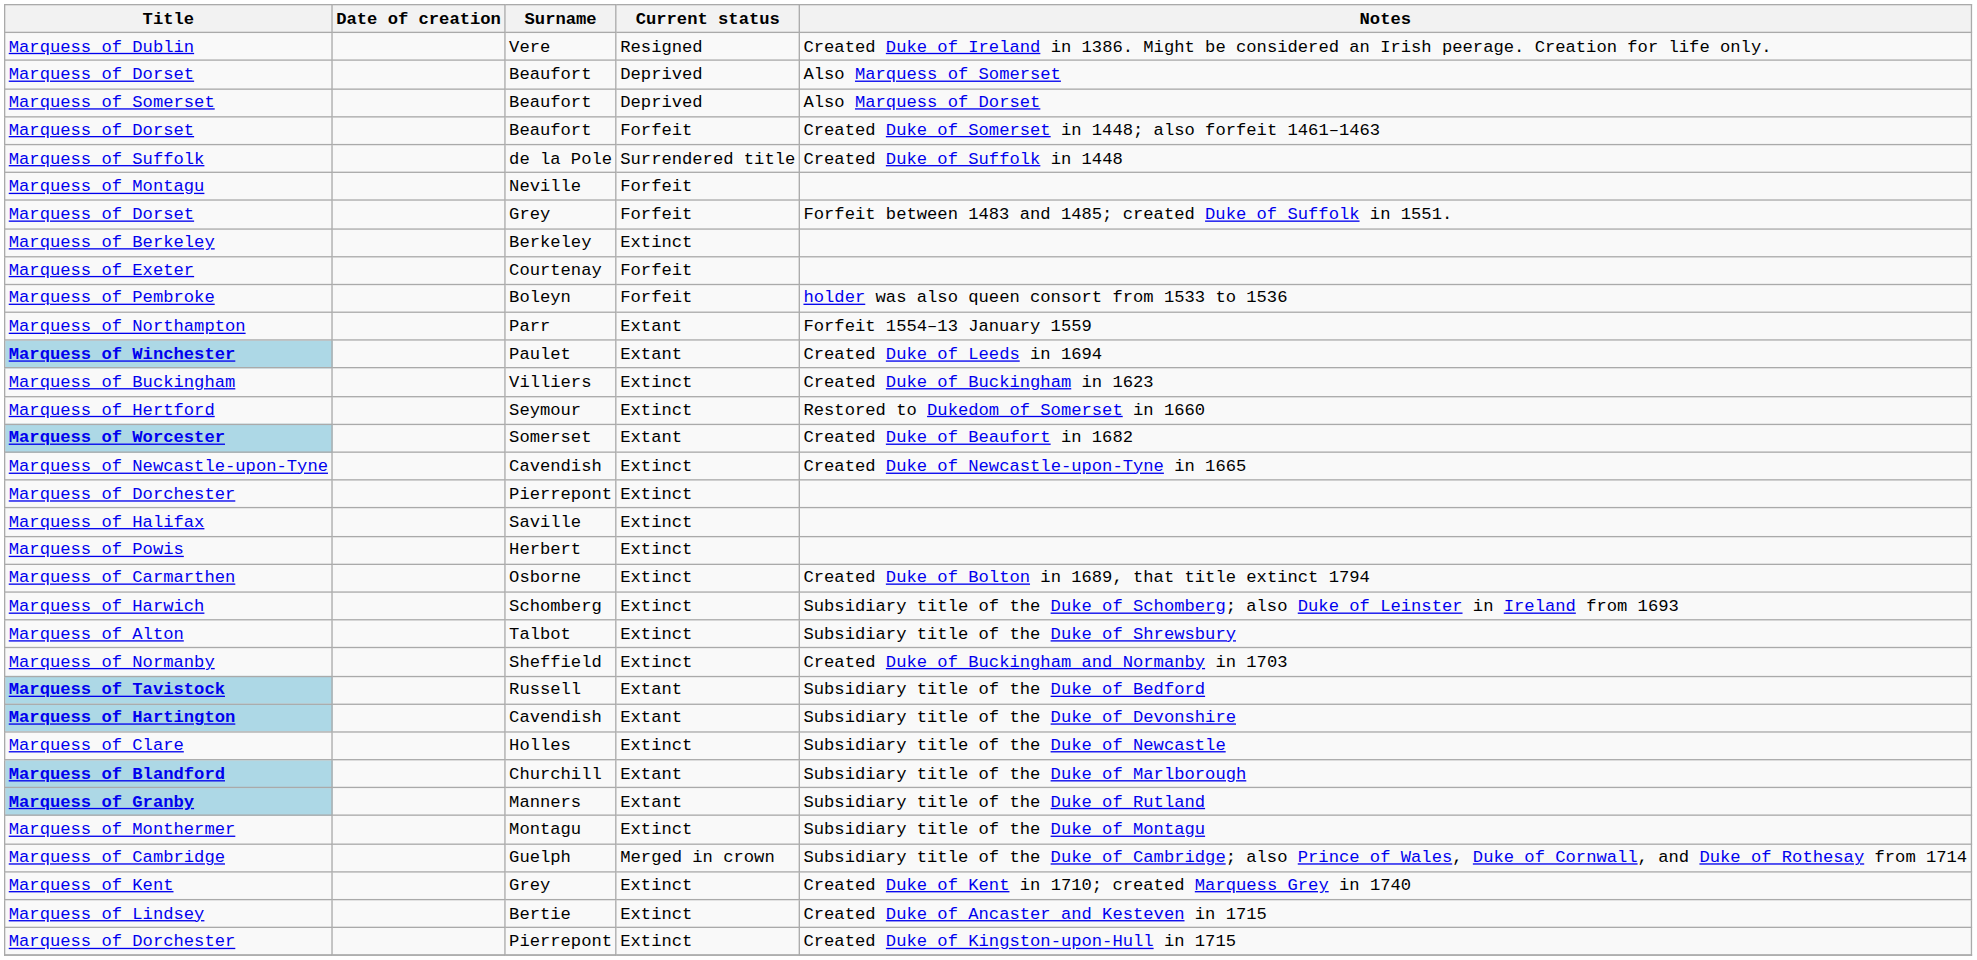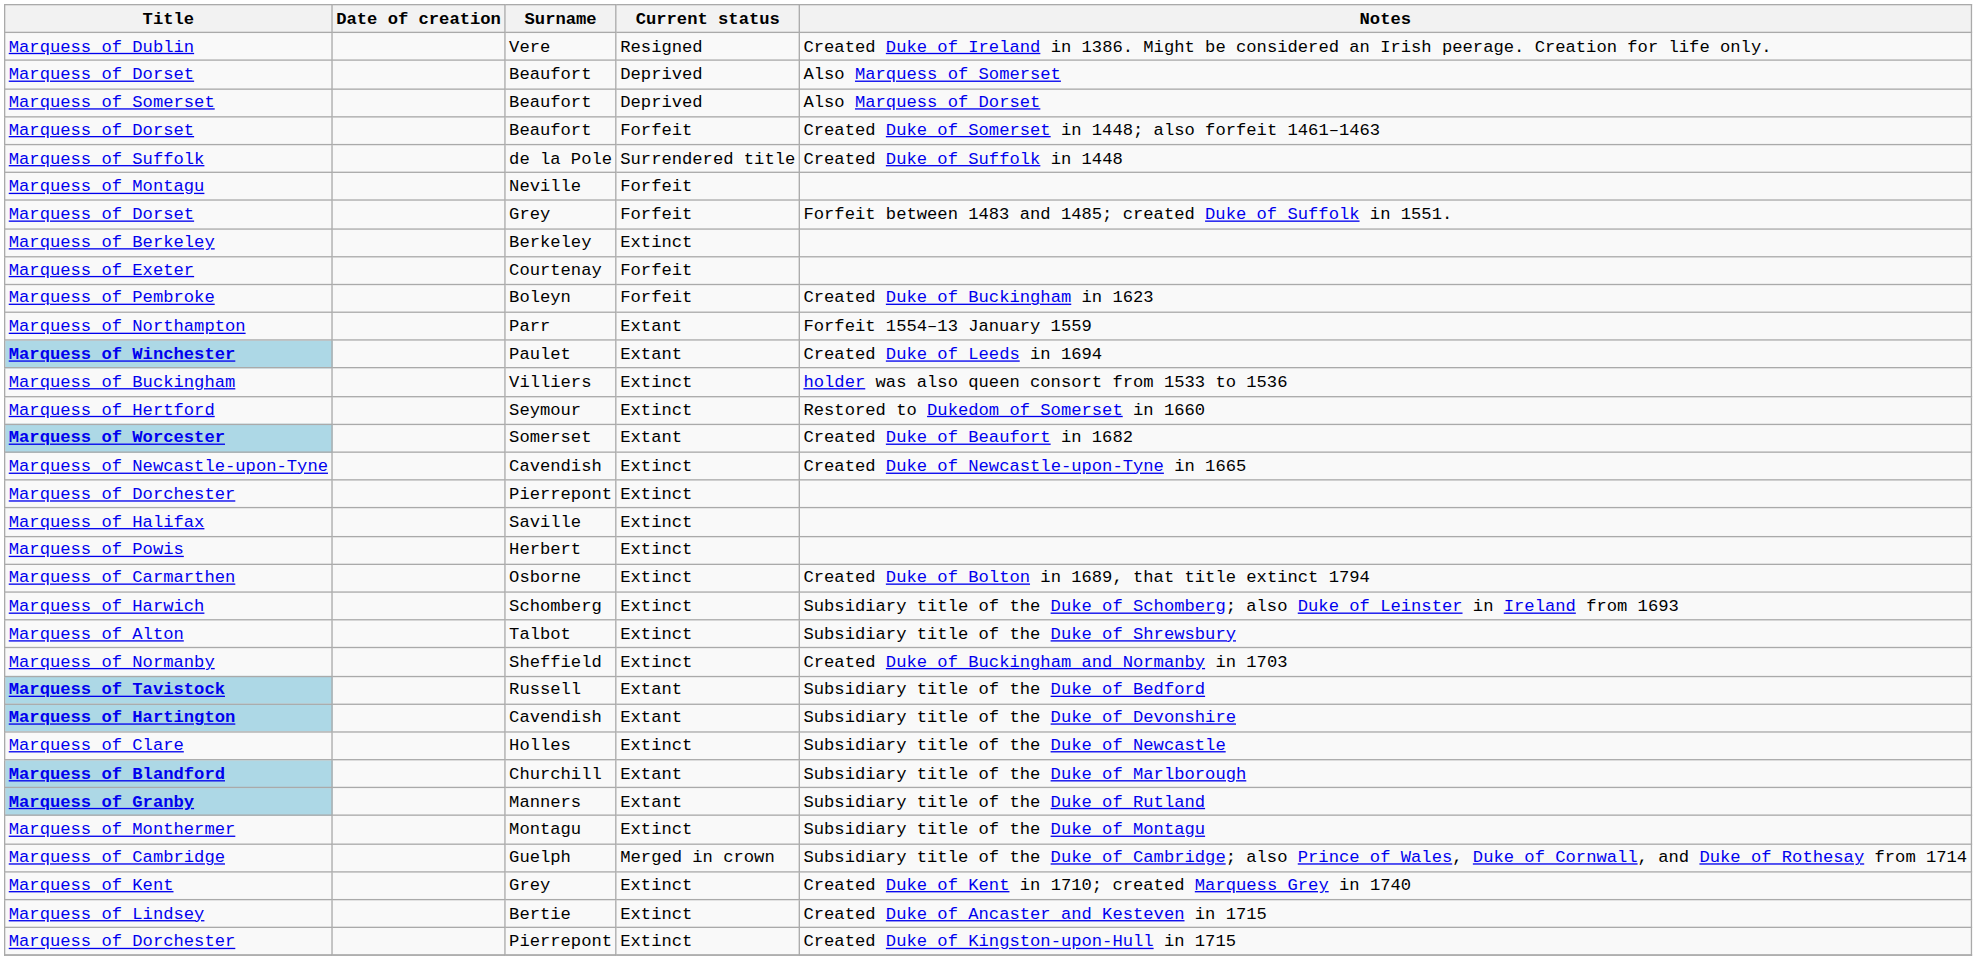(1045, 298) holder was also queen consort from 1533 to 1536 -> (979, 298) Created Duke of Buckingham in 1623
(979, 382) Created Duke of Buckingham in 1623 -> (1045, 382) holder was also queen consort from 1533 to 1536
